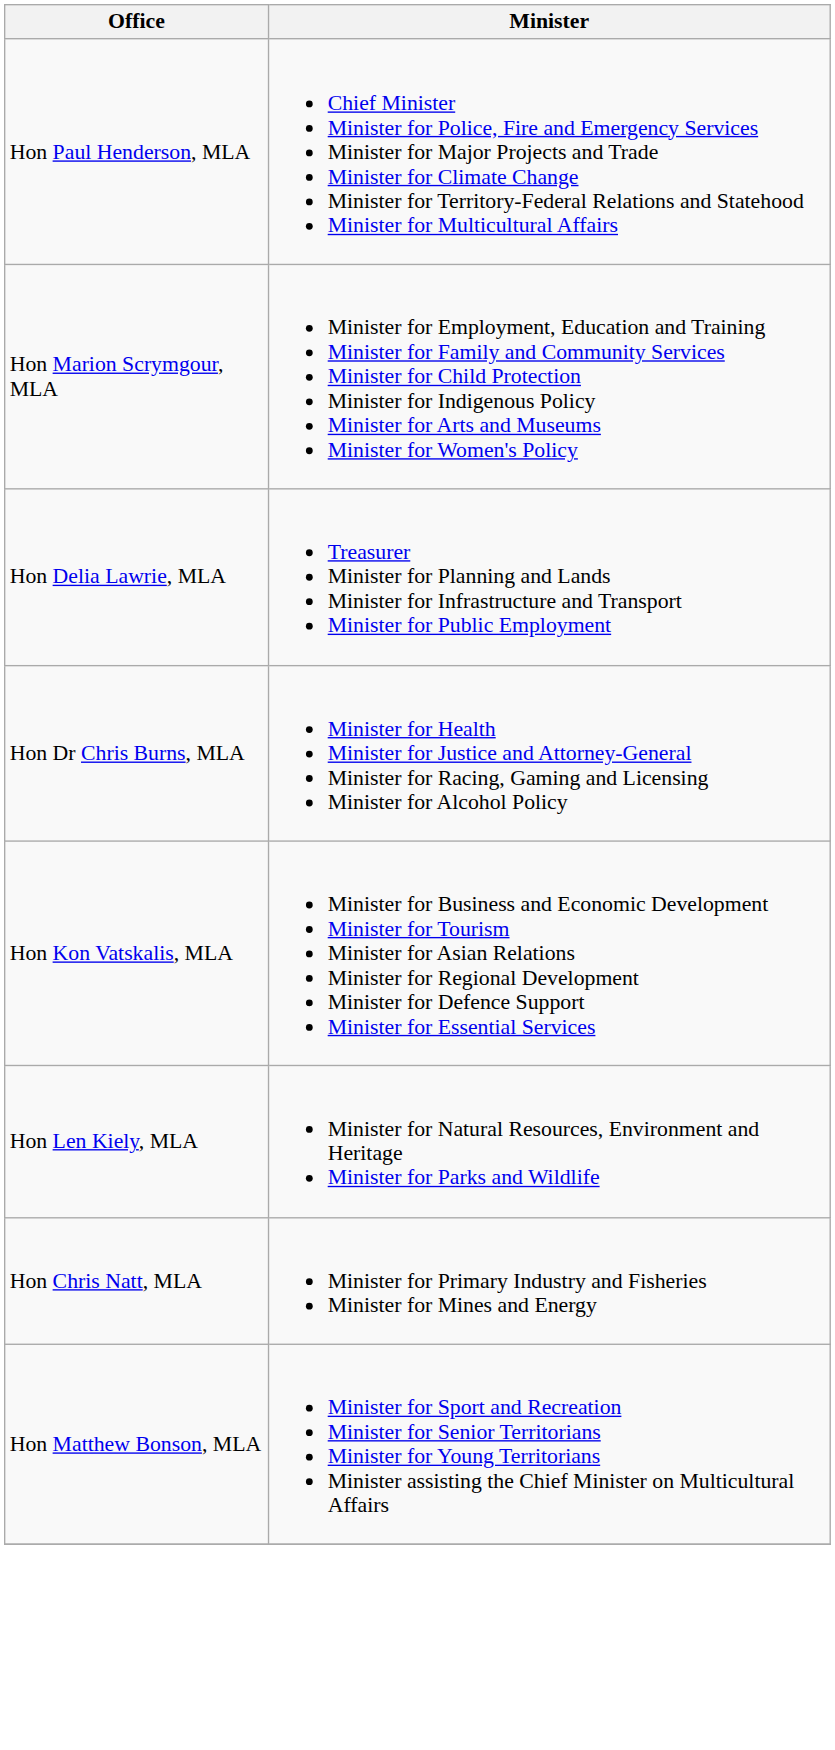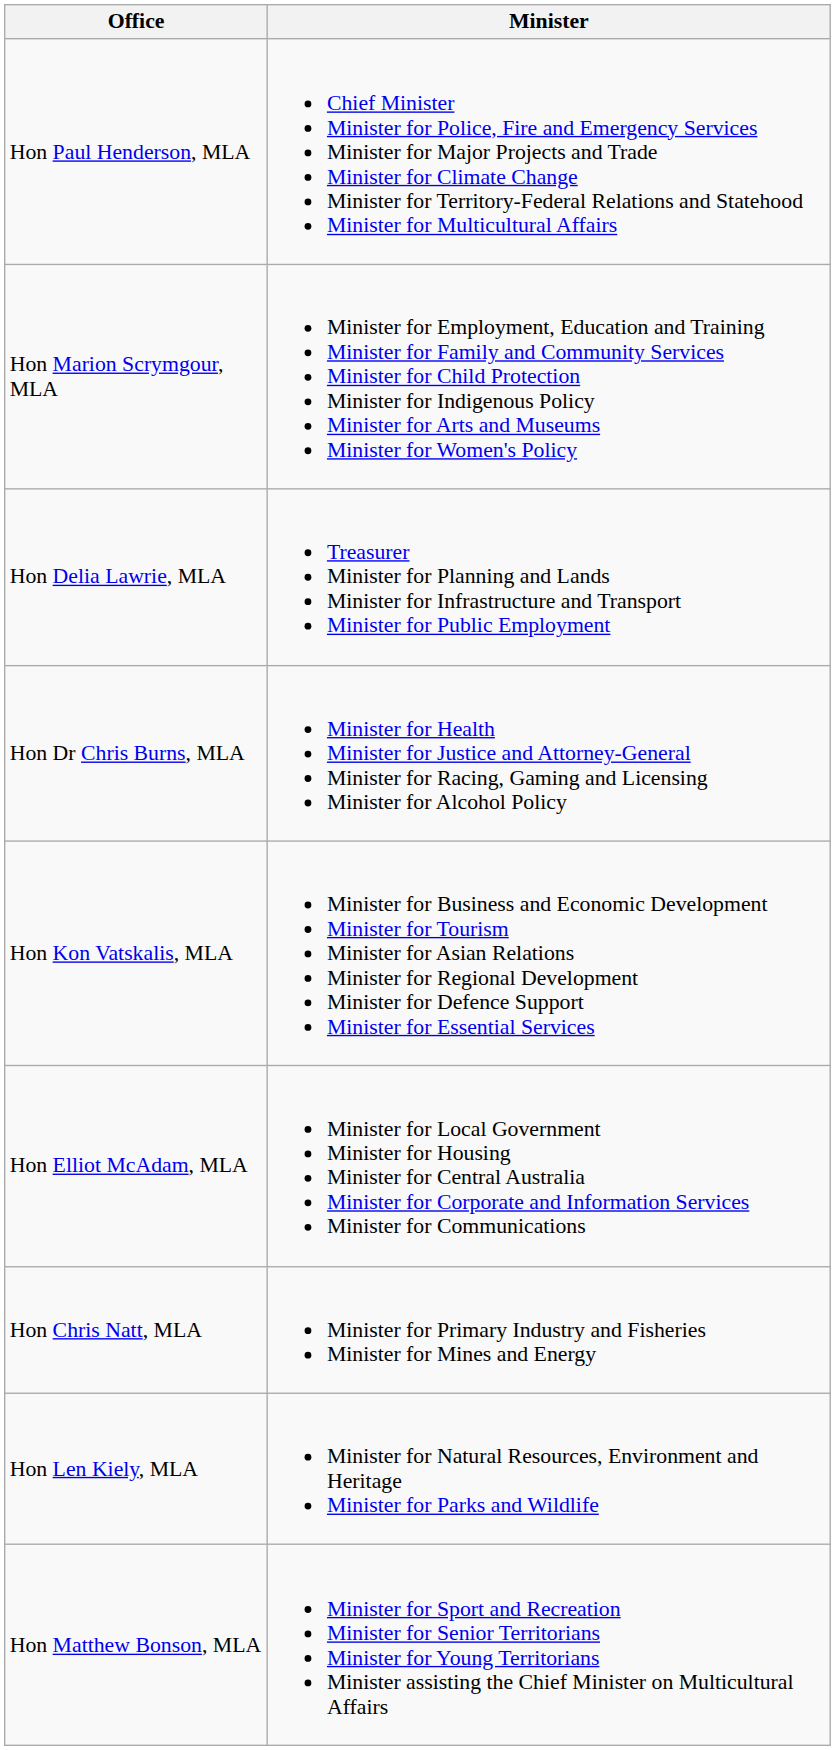+ row: (129, 1165)
rows swapped: (106, 1280) <-> (104, 1141)
